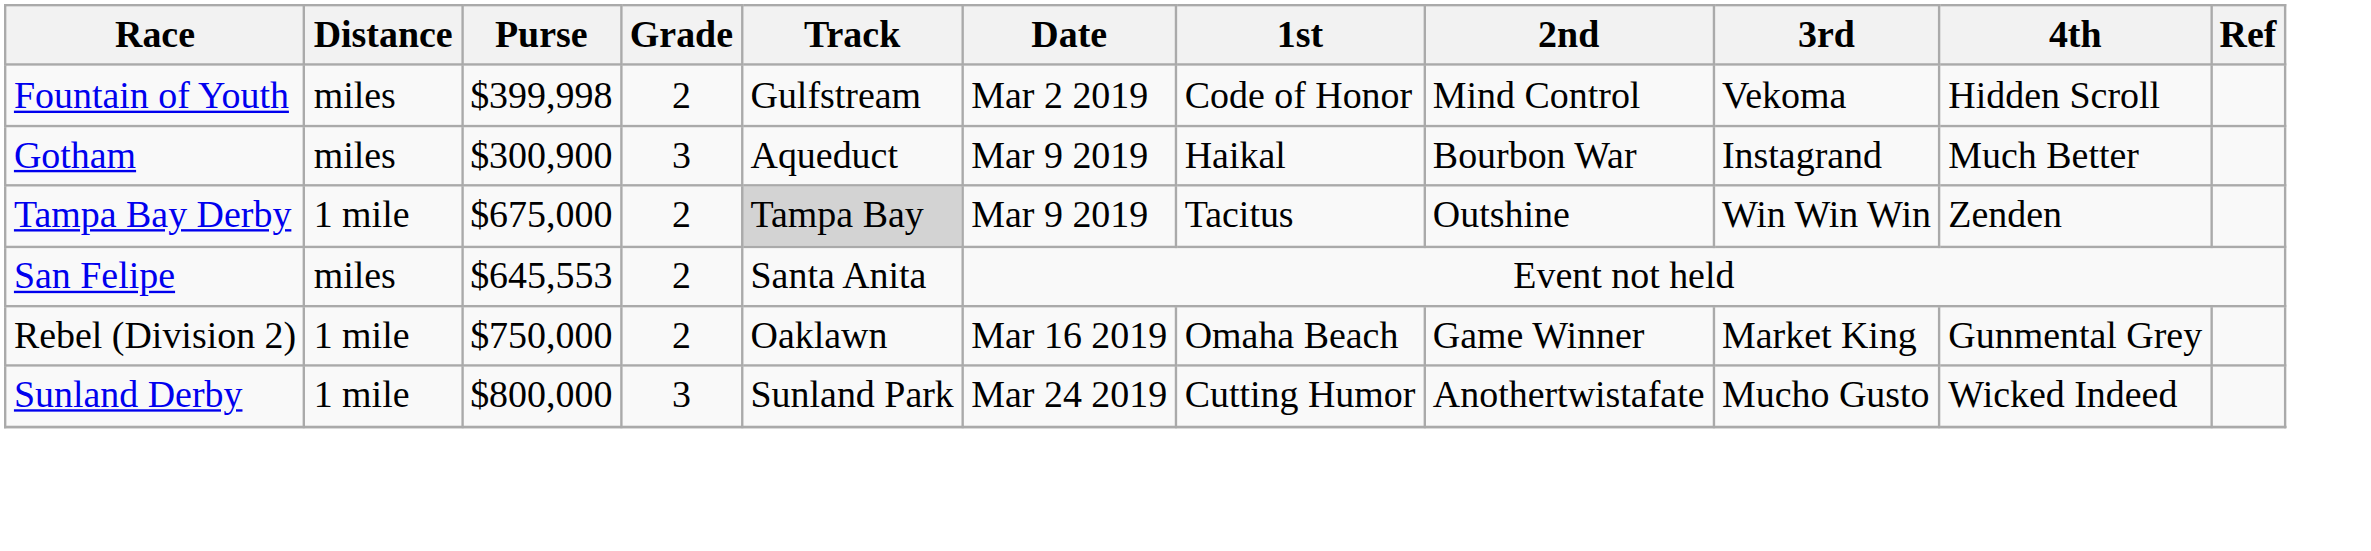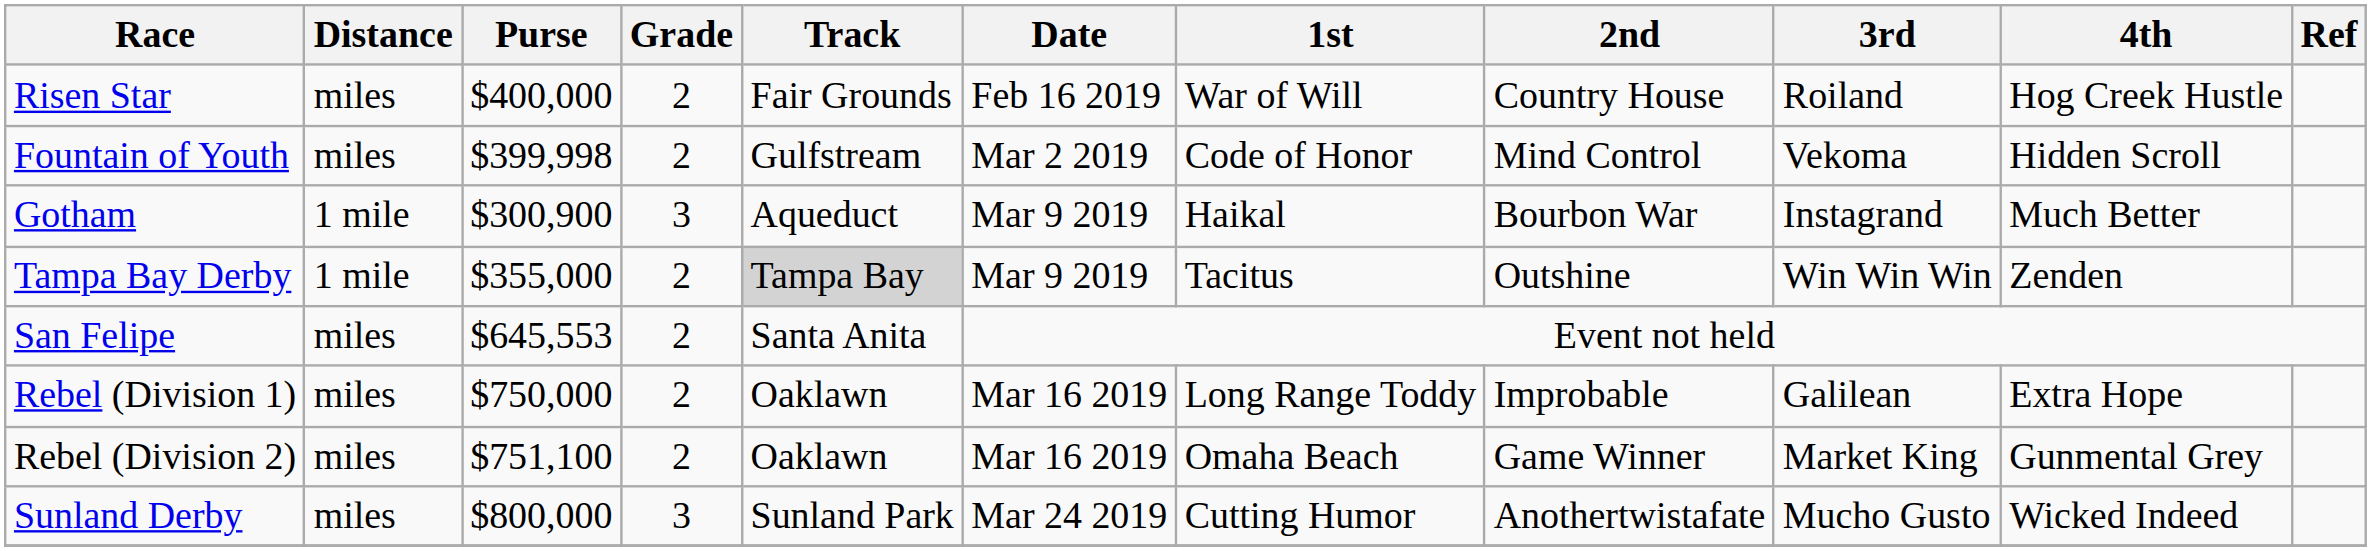+ row: (92, 94)
(355, 154) miles -> (362, 214) 1 mile
(541, 214) $675,000 -> (541, 275) $355,000
+ row: (155, 395)
(362, 335) 1 mile -> (355, 455) miles
(541, 335) $750,000 -> (541, 455) $751,100
(362, 395) 1 mile -> (355, 515) miles
